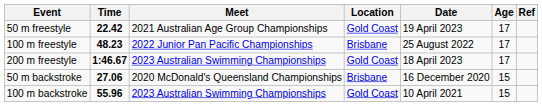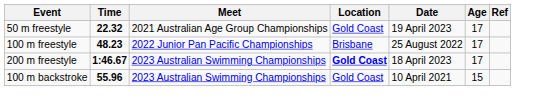(110, 28) 22.42 -> (110, 28) 22.32
(372, 61) normal -> (360, 61) bold
- row: (44, 77)
